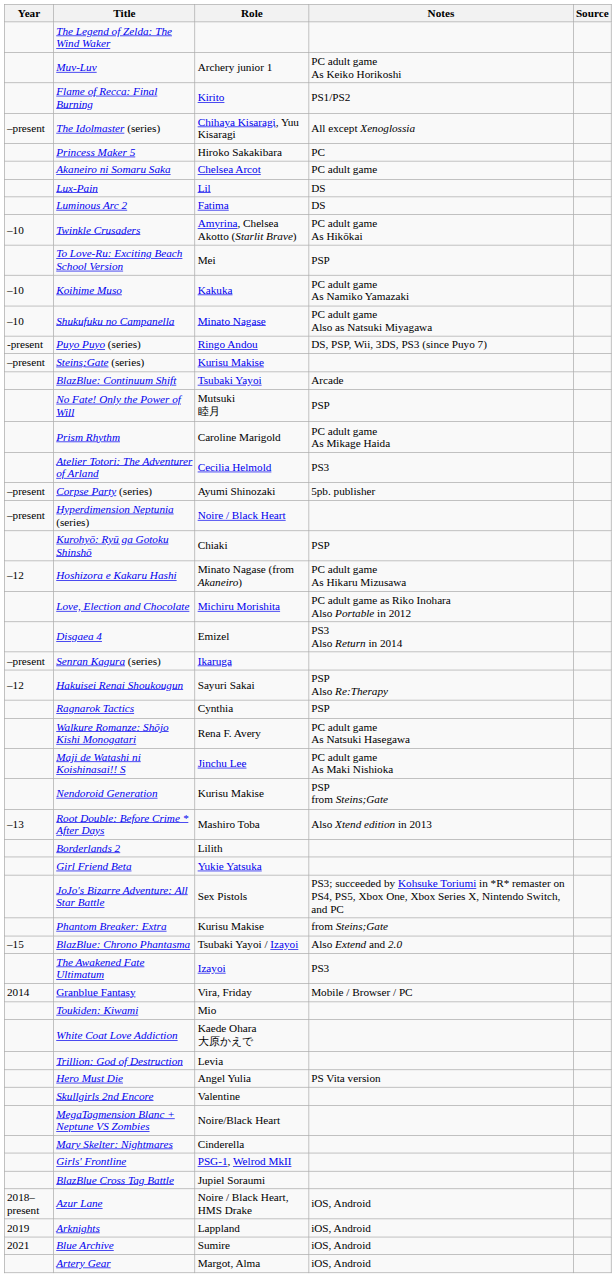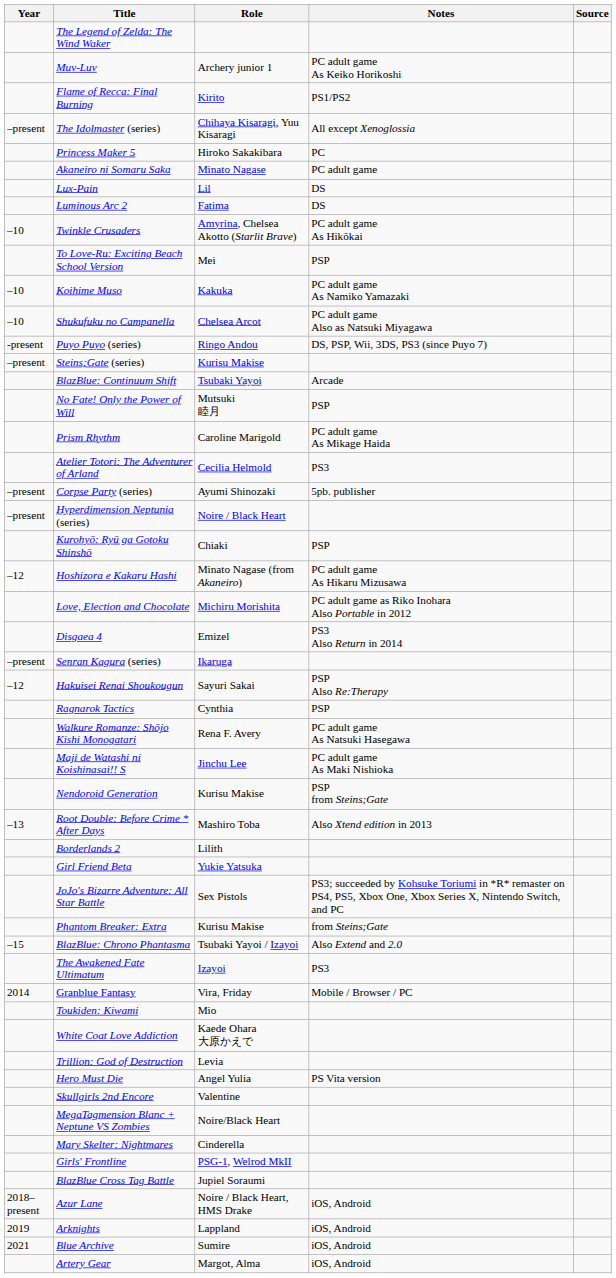(229, 170) Chelsea Arcot -> (232, 170) Minato Nagase
(232, 321) Minato Nagase -> (229, 321) Chelsea Arcot
